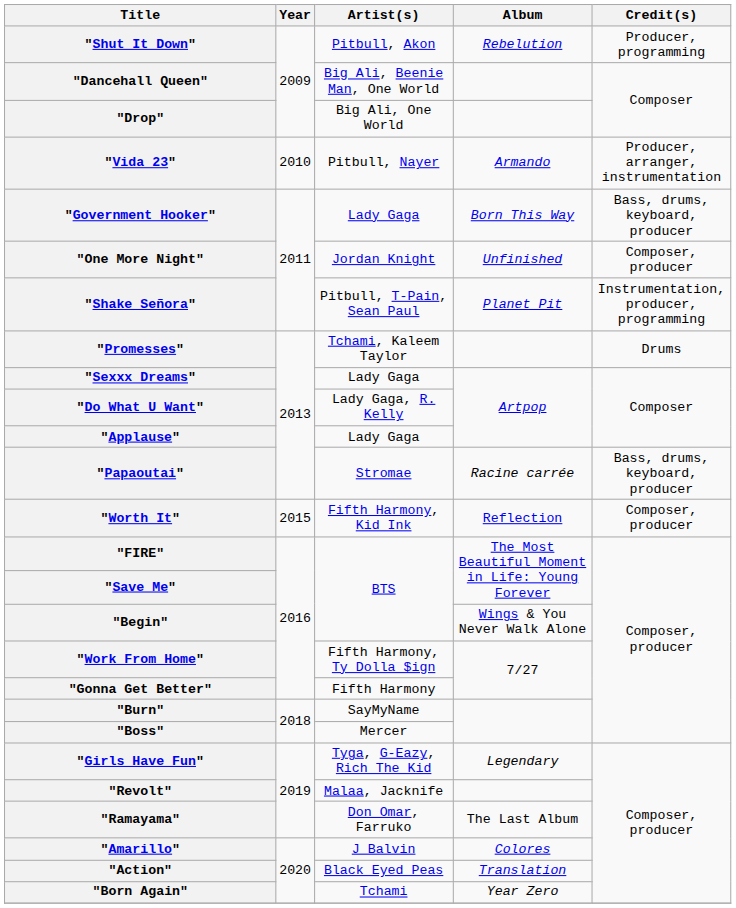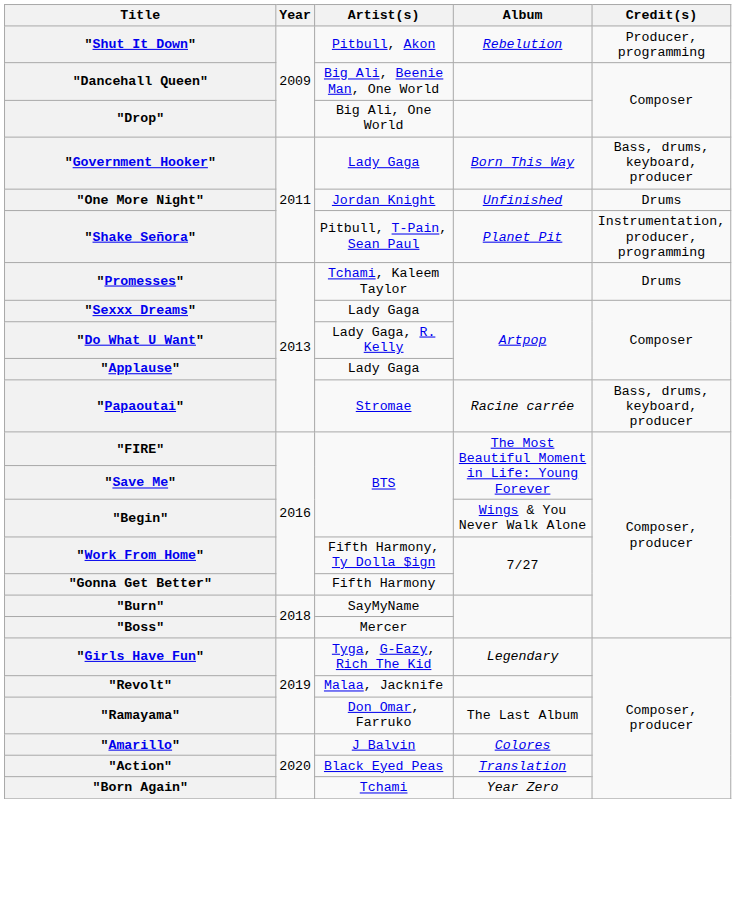- row: (140, 163)
(661, 260) Composer, producer -> (661, 200) Drums
- row: (140, 518)
